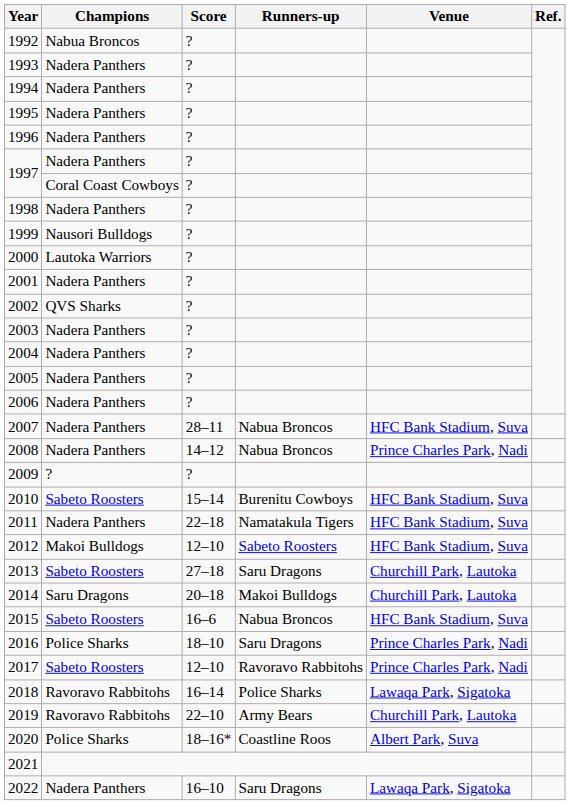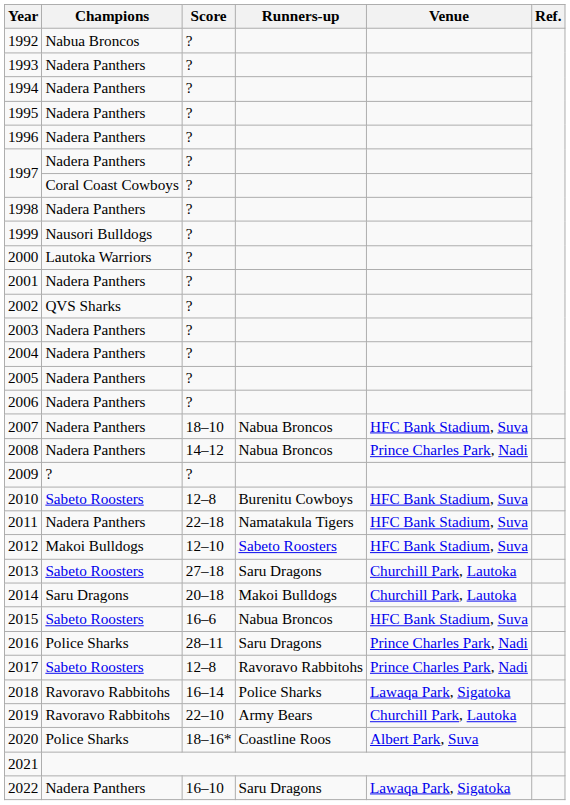(205, 426) 28–11 -> (205, 426) 18–10
(205, 498) 15–14 -> (201, 498) 12–8
(205, 643) 18–10 -> (205, 643) 28–11
(205, 667) 12–10 -> (201, 667) 12–8
